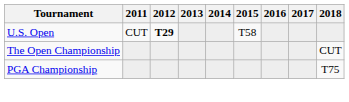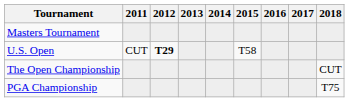+ row: (53, 32)
